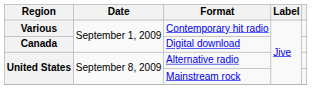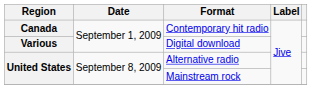(39, 28) Various -> (39, 28) Canada
(39, 44) Canada -> (39, 44) Various
